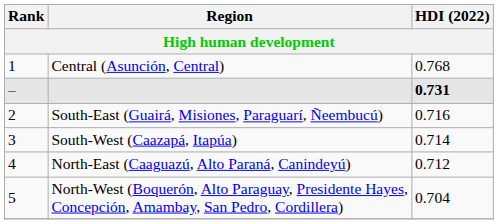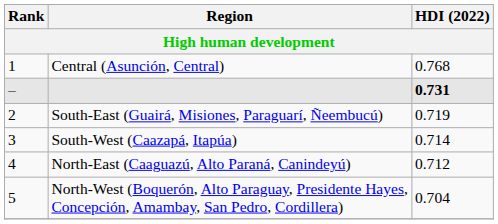(432, 115) 0.716 -> (432, 115) 0.719
